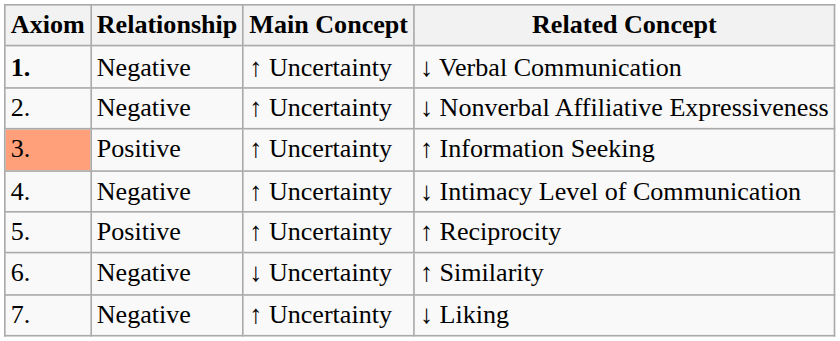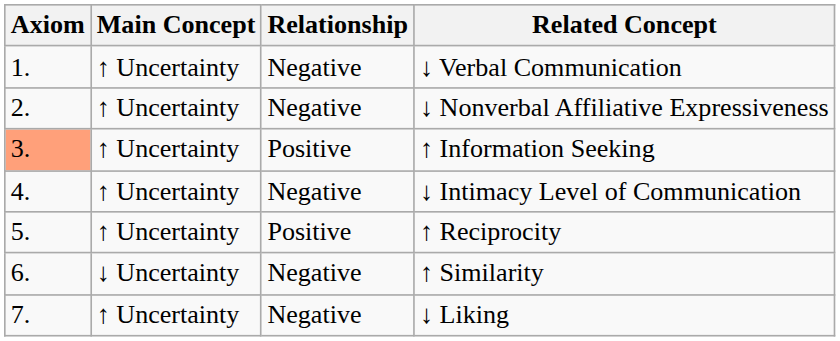columns swapped: (329, 25) <-> (167, 25)
(21, 66) bold -> (21, 66) normal
